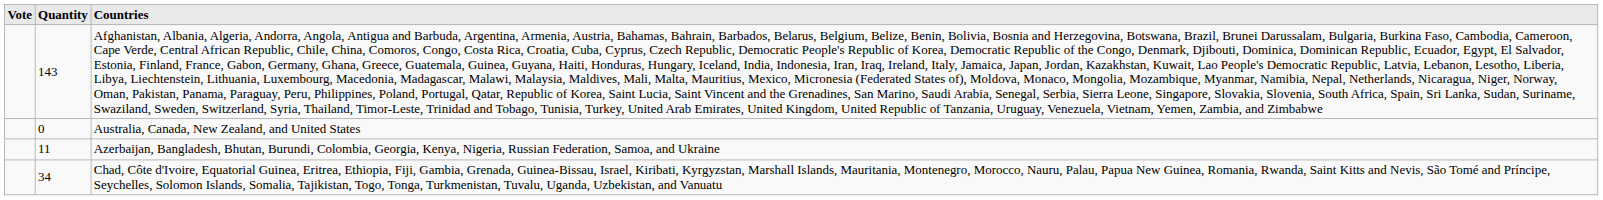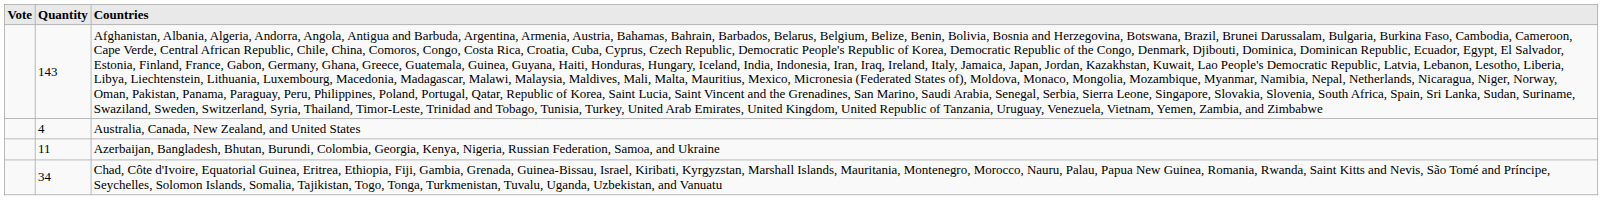(41, 128) 0 -> (41, 128) 4
